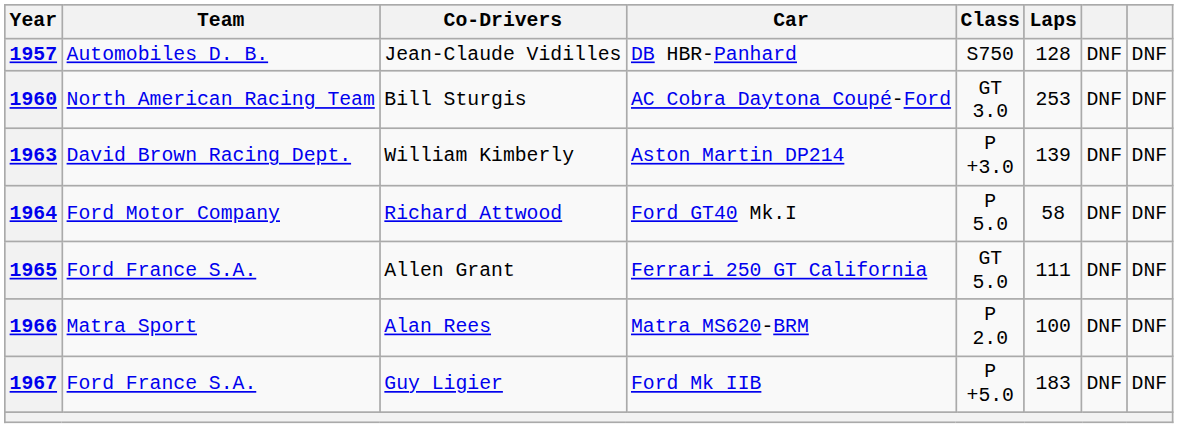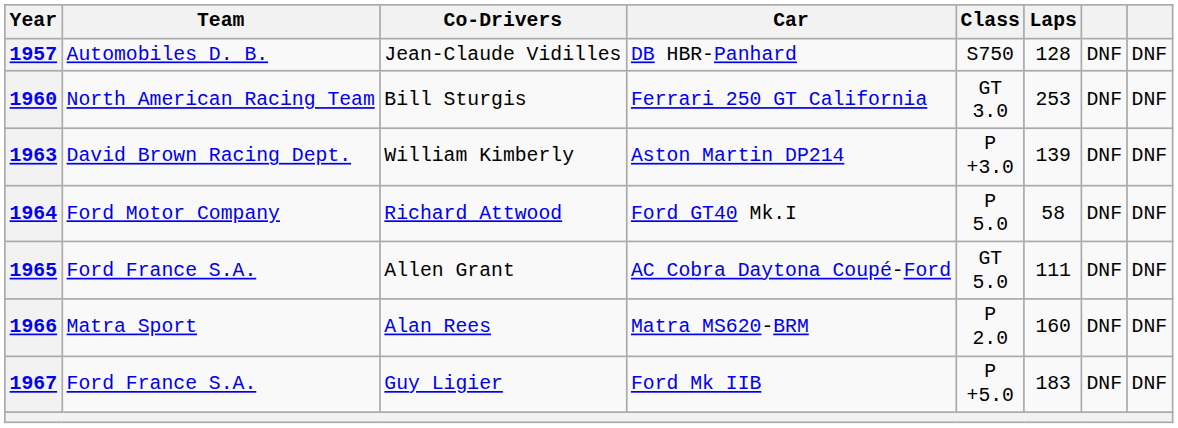(791, 99) AC Cobra Daytona Coupé-Ford -> (779, 99) Ferrari 250 GT California
(779, 270) Ferrari 250 GT California -> (791, 270) AC Cobra Daytona Coupé-Ford
(1053, 327) 100 -> (1053, 327) 160
